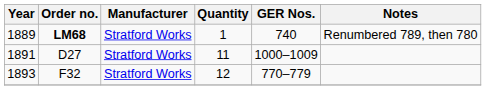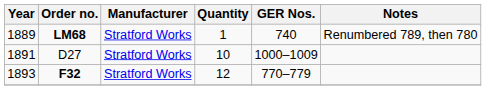(223, 54) 11 -> (223, 54) 10
(70, 74) normal -> (70, 74) bold
